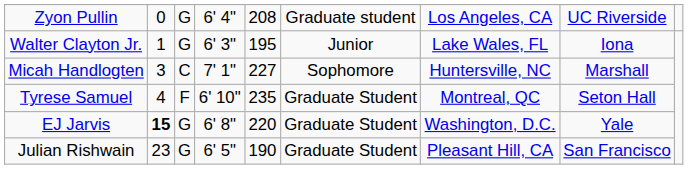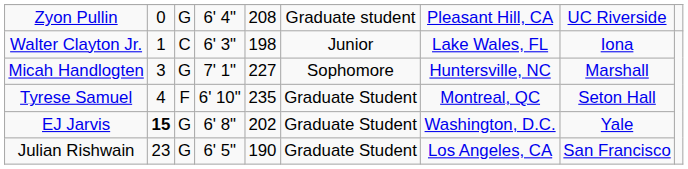(490, 17) Los Angeles, CA -> (490, 17) Pleasant Hill, CA
(185, 44) G -> (185, 44) C
(262, 44) 195 -> (262, 44) 198
(185, 71) C -> (185, 71) G
(262, 124) 220 -> (262, 124) 202
(490, 151) Pleasant Hill, CA -> (490, 151) Los Angeles, CA
